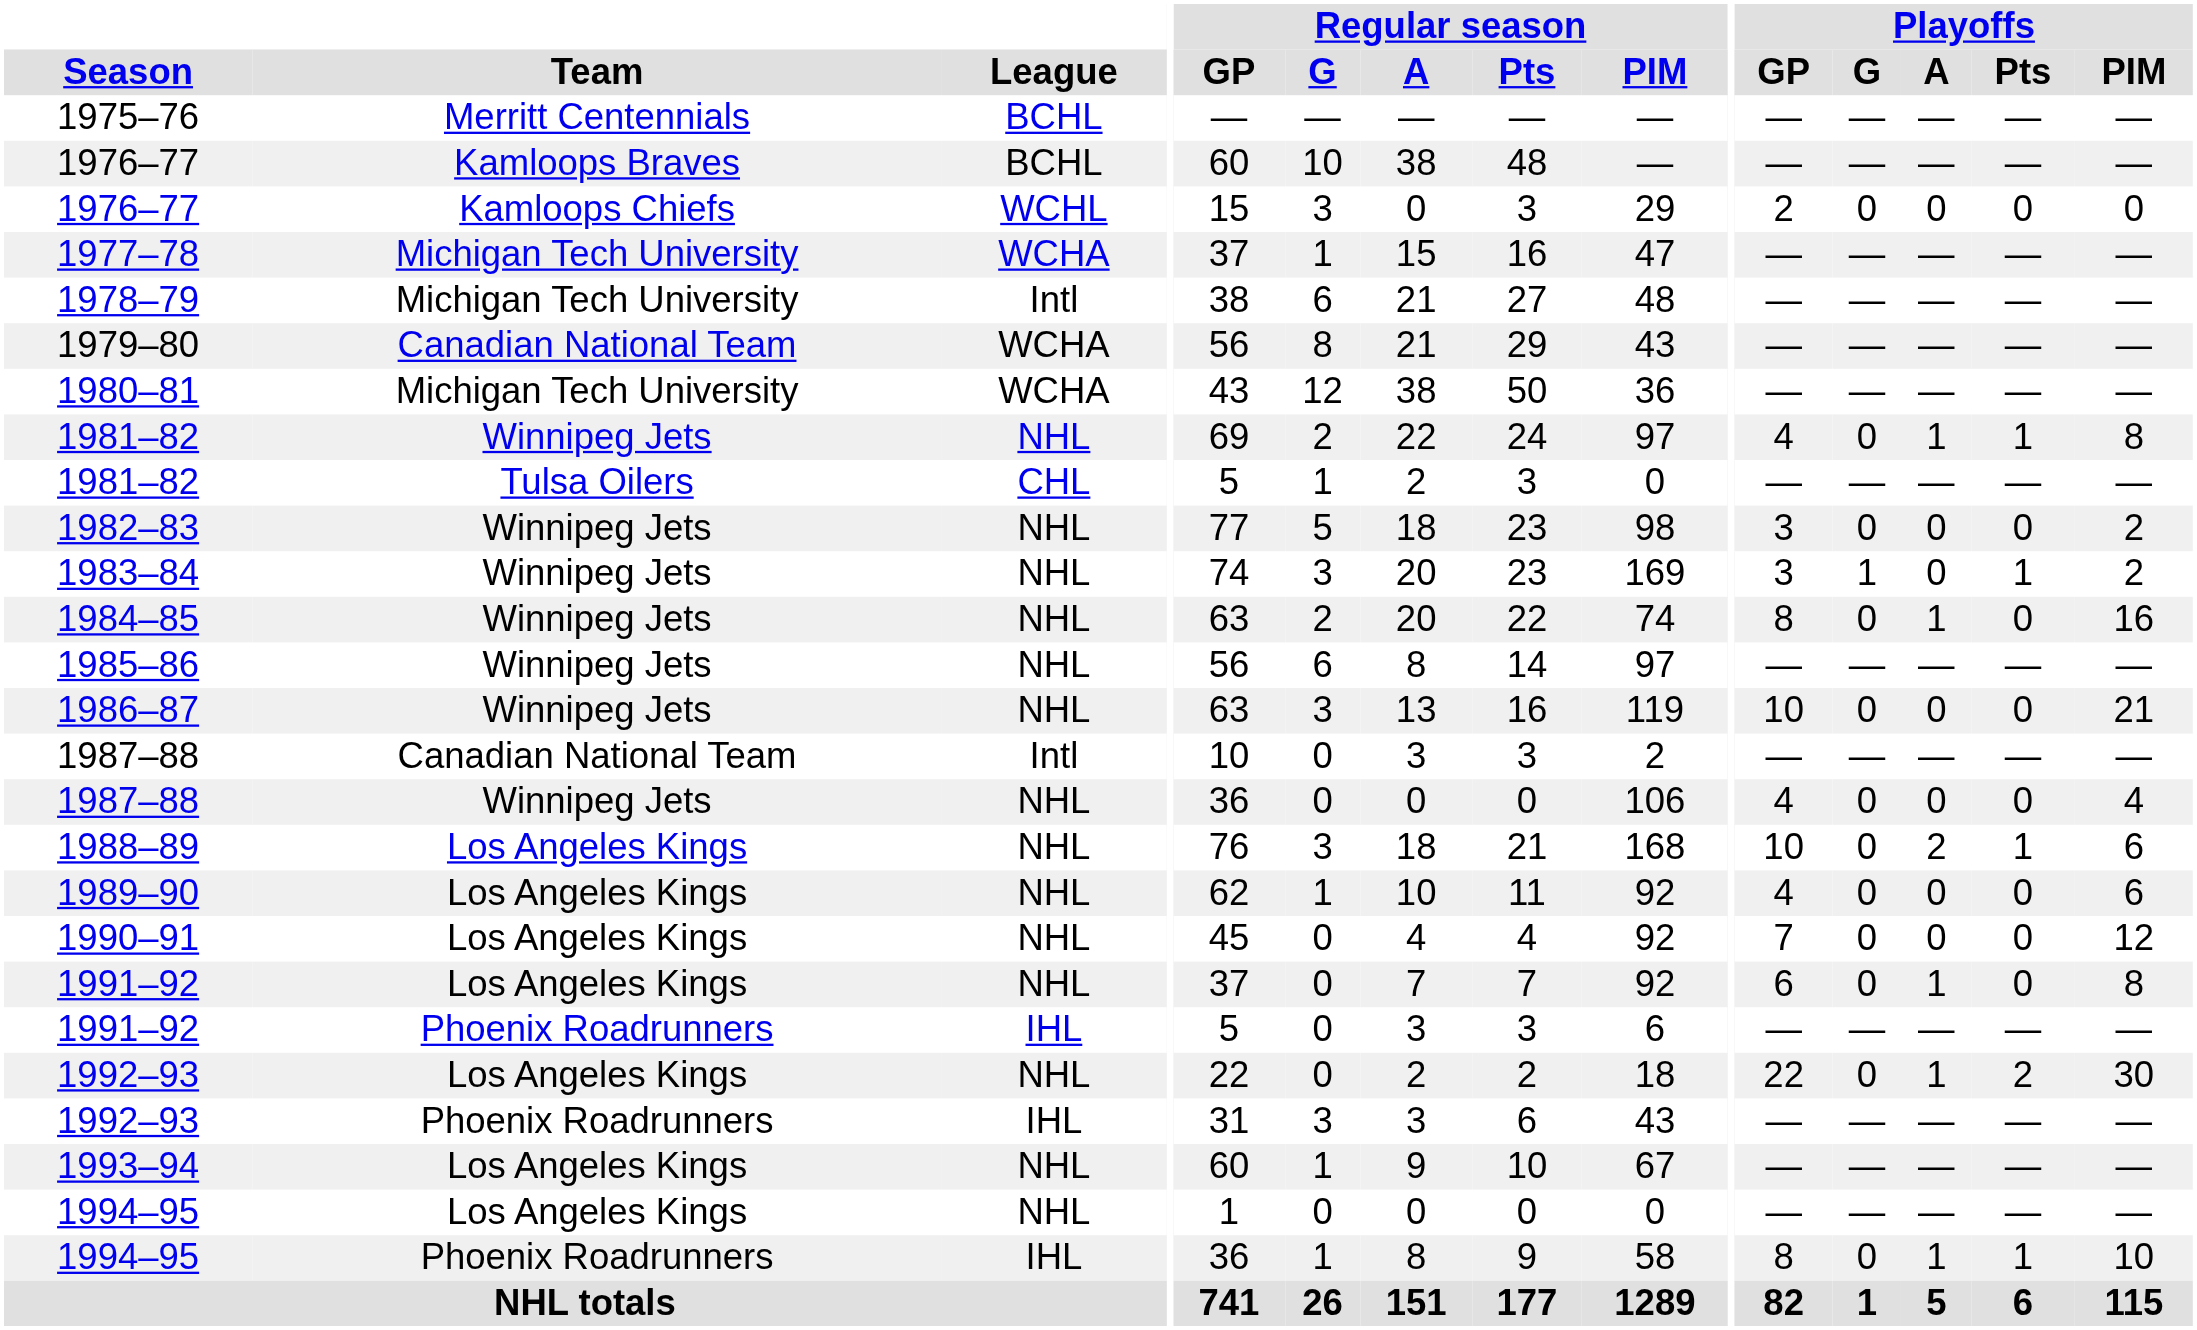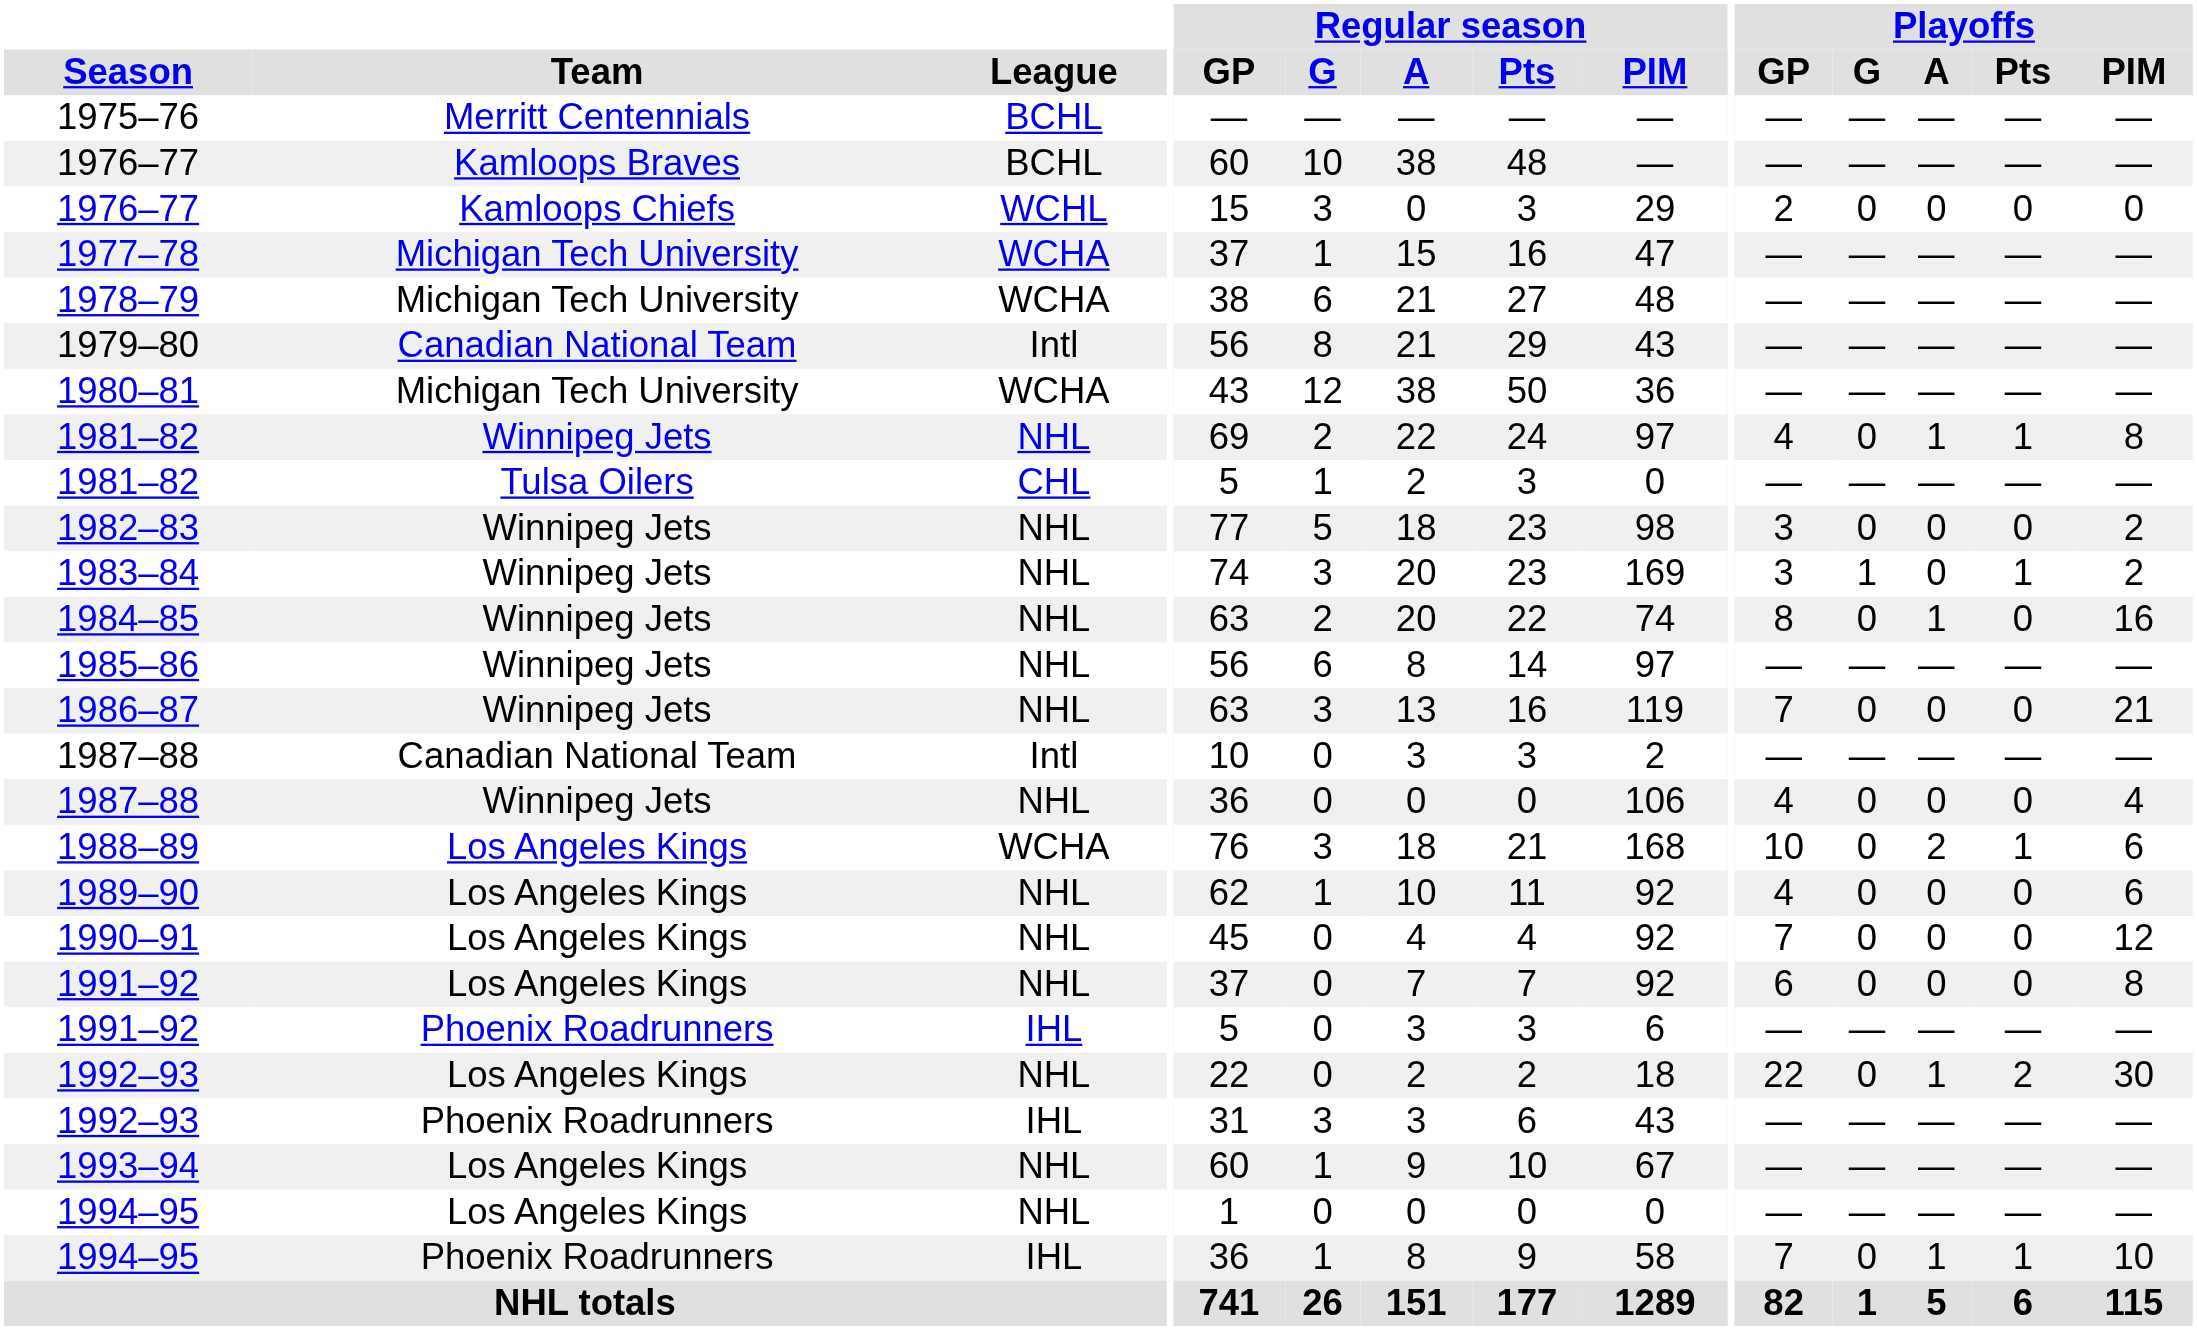(1054, 299) Intl -> (1054, 299) WCHA
(1054, 345) WCHA -> (1054, 345) Intl
(1784, 710) 10 -> (1784, 710) 7
(1054, 846) NHL -> (1054, 846) WCHA
(1936, 983) 1 -> (1936, 983) 0
(1784, 1257) 8 -> (1784, 1257) 7
